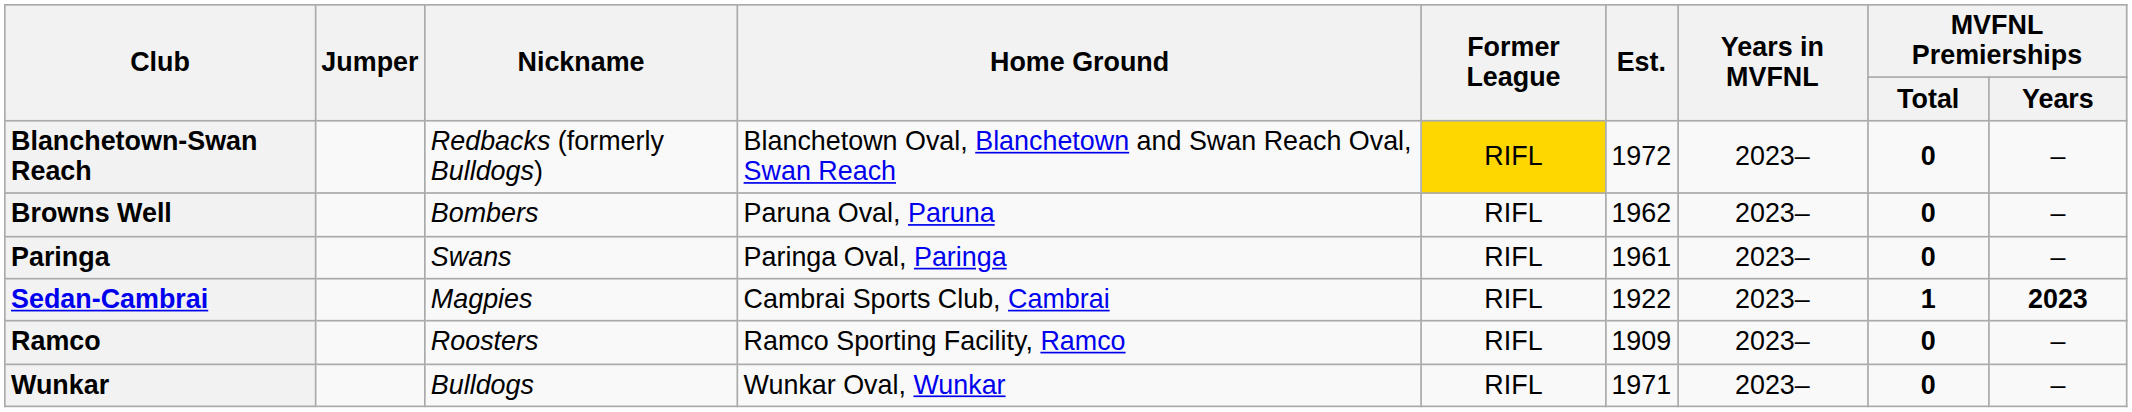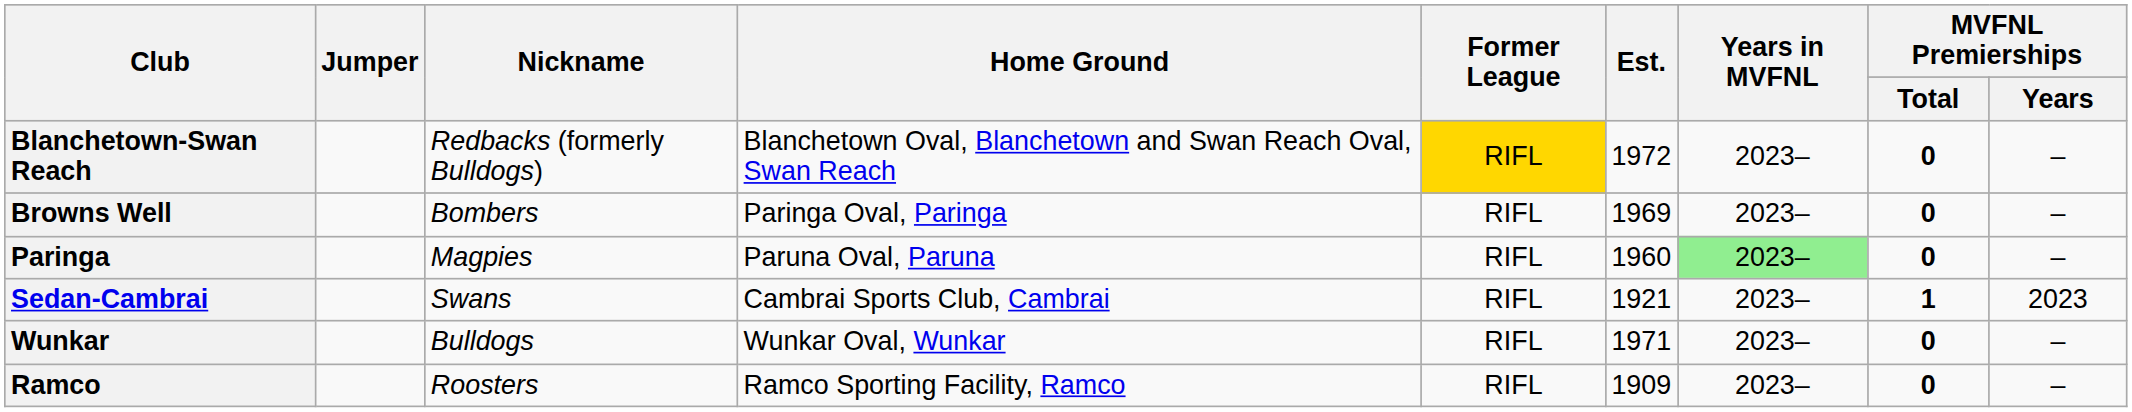(869, 214) Paruna Oval, Paruna -> (875, 214) Paringa Oval, Paringa
(1641, 214) 1962 -> (1641, 214) 1969
(471, 256) Swans -> (482, 256) Magpies
(875, 256) Paringa Oval, Paringa -> (869, 256) Paruna Oval, Paruna
(1641, 256) 1961 -> (1641, 256) 1960
(1772, 256) no background -> (1772, 256) lightgreen background
(482, 299) Magpies -> (471, 299) Swans
(1641, 299) 1922 -> (1641, 299) 1921
(2058, 299) bold -> (2058, 299) normal
rows swapped: (56, 342) <-> (60, 384)
